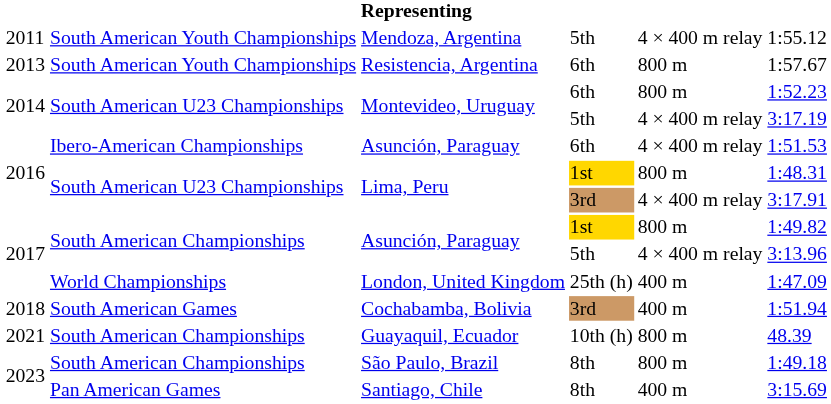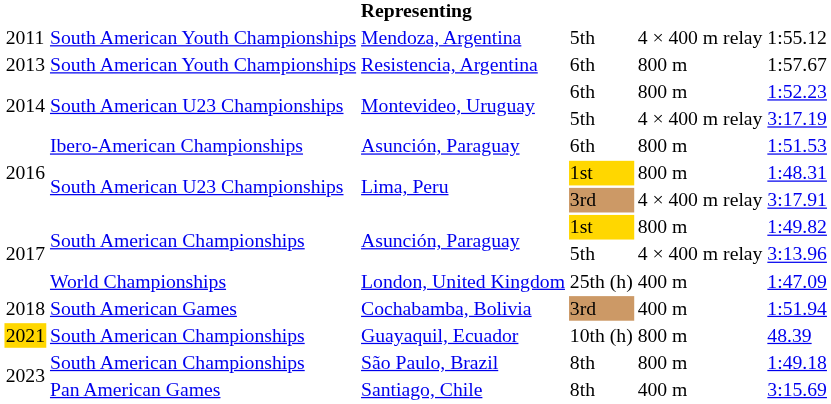(700, 145) 4 × 400 m relay -> (663, 145) 800 m
(25, 335) no background -> (25, 335) gold background
